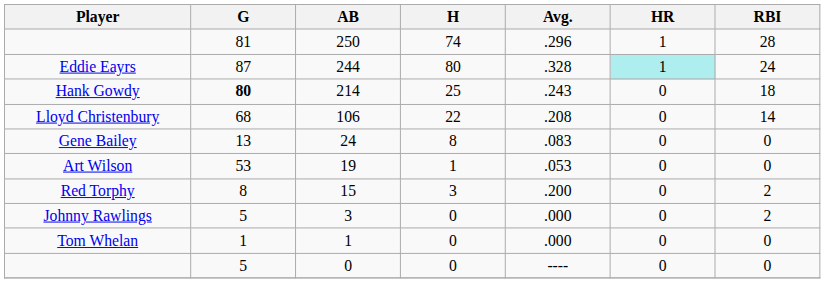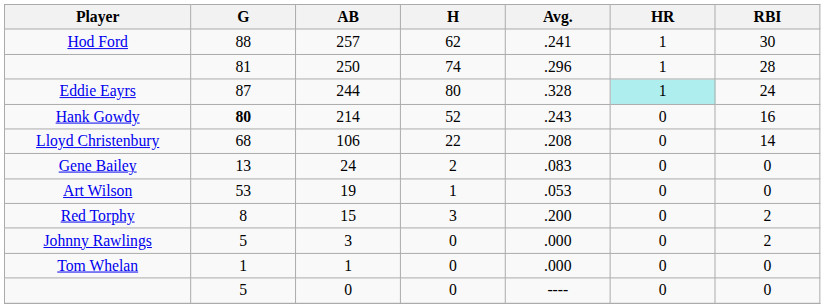+ row: (98, 41)
(453, 91) 25 -> (453, 116) 52
(768, 91) 18 -> (768, 116) 16
(453, 141) 8 -> (453, 166) 2
